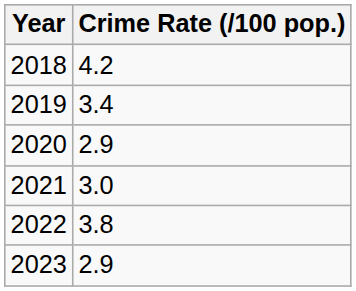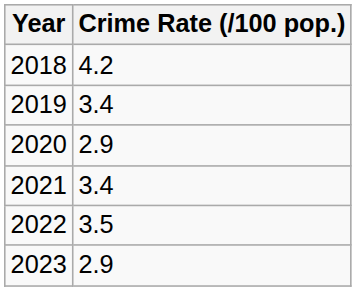(96, 184) 3.0 -> (96, 184) 3.4
(96, 225) 3.8 -> (96, 225) 3.5
